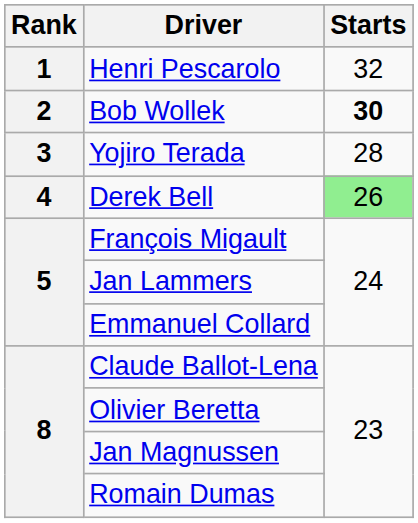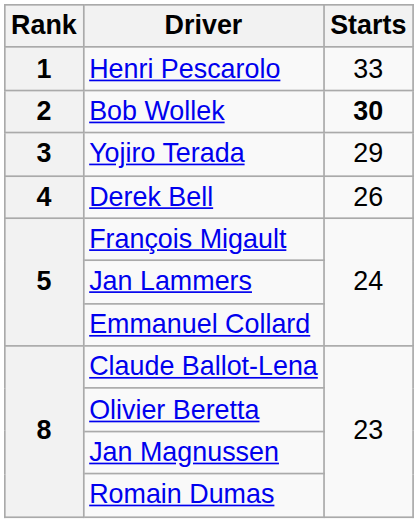(368, 68) 32 -> (368, 68) 33
(368, 153) 28 -> (368, 153) 29
(368, 196) lightgreen background -> (368, 196) no background
